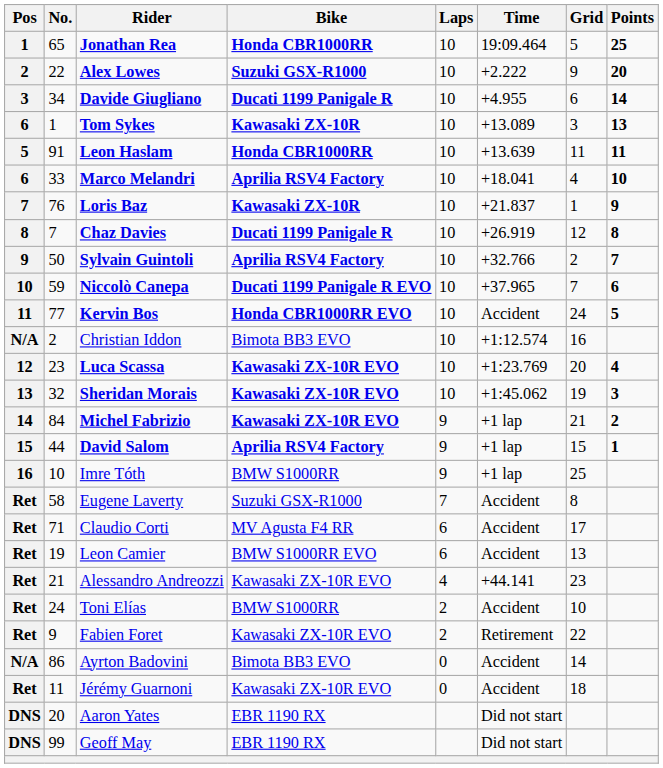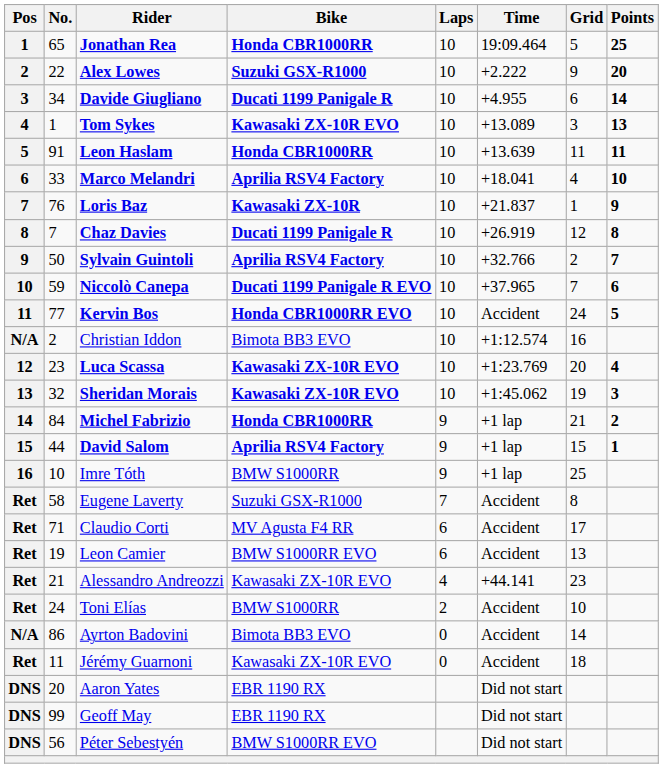(25, 125) 6 -> (25, 125) 4
(296, 125) Kawasaki ZX-10R -> (315, 125) Kawasaki ZX-10R EVO
(315, 420) Kawasaki ZX-10R EVO -> (302, 420) Honda CBR1000RR
- row: (121, 634)
+ row: (132, 742)
